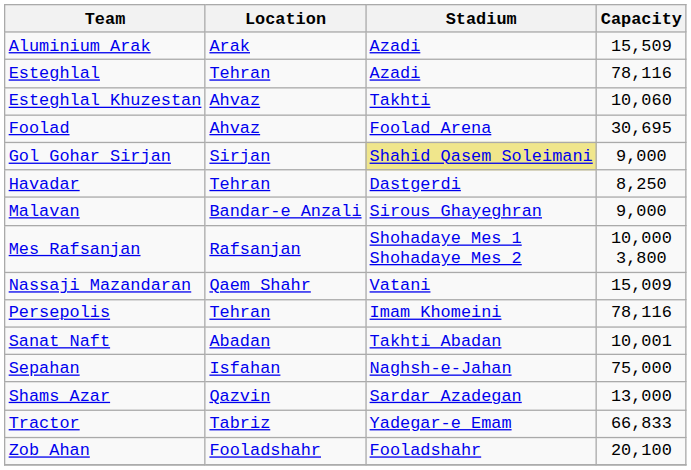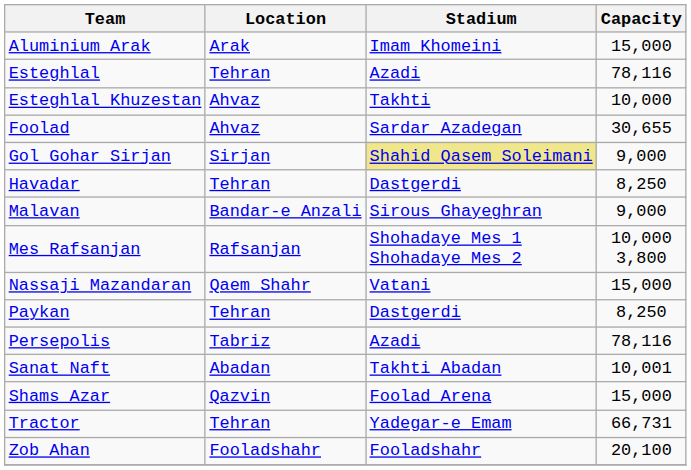(395, 46) Azadi -> (436, 46) Imam Khomeini
(641, 46) 15,509 -> (641, 46) 15,000
(641, 101) 10,060 -> (641, 101) 10,000
(430, 129) Foolad Arena -> (446, 129) Sardar Azadegan
(641, 129) 30,695 -> (641, 129) 30,655
(641, 286) 15,009 -> (641, 286) 15,000
+ row: (39, 313)
(240, 313) Tehran -> (240, 341) Tabriz
(436, 313) Imam Khomeini -> (395, 341) Azadi
- row: (44, 368)
(446, 396) Sardar Azadegan -> (430, 396) Foolad Arena
(641, 396) 13,000 -> (641, 396) 15,000
(240, 424) Tabriz -> (240, 424) Tehran
(641, 424) 66,833 -> (641, 424) 66,731
